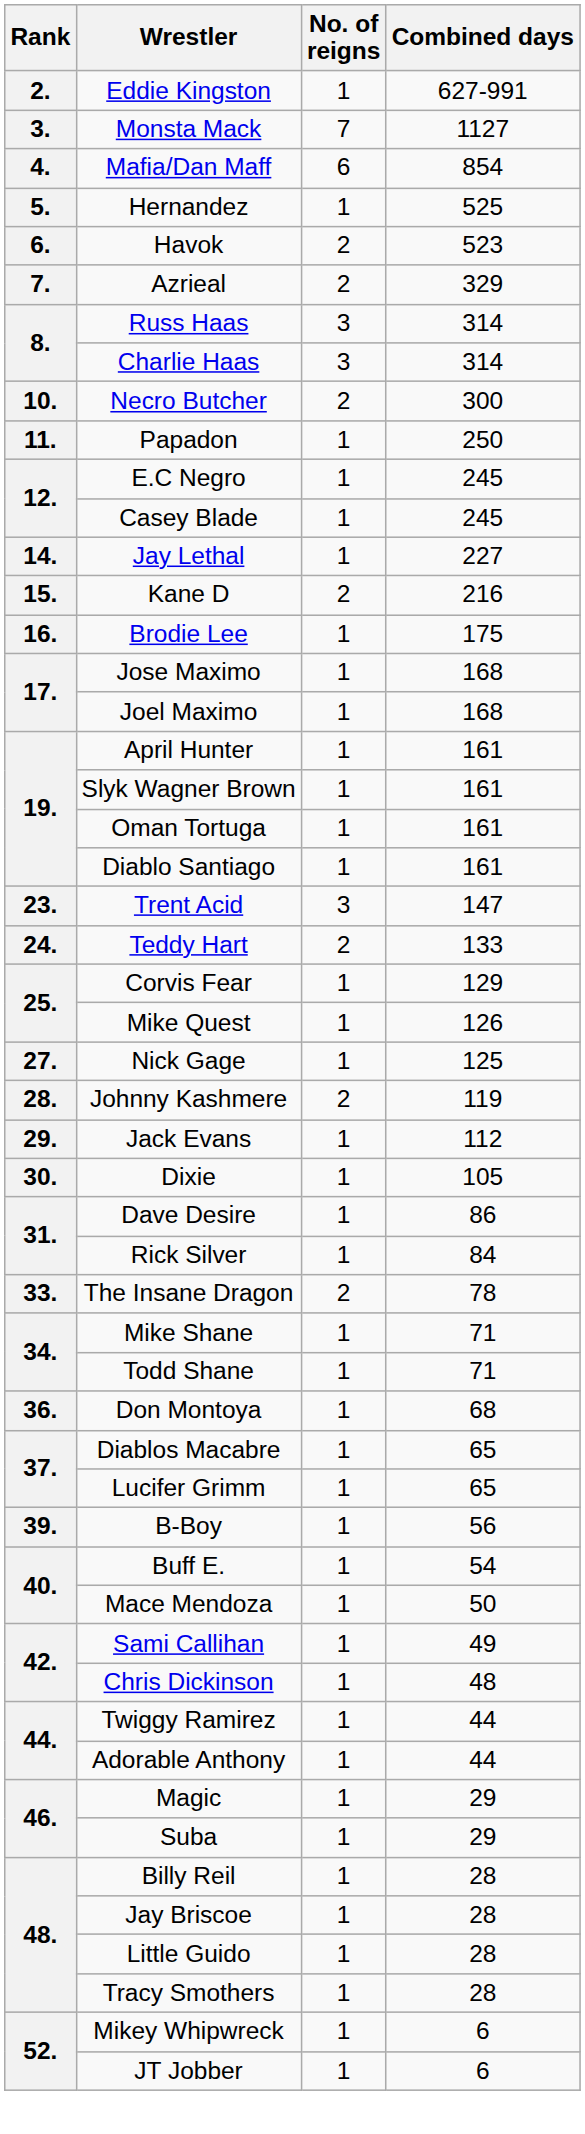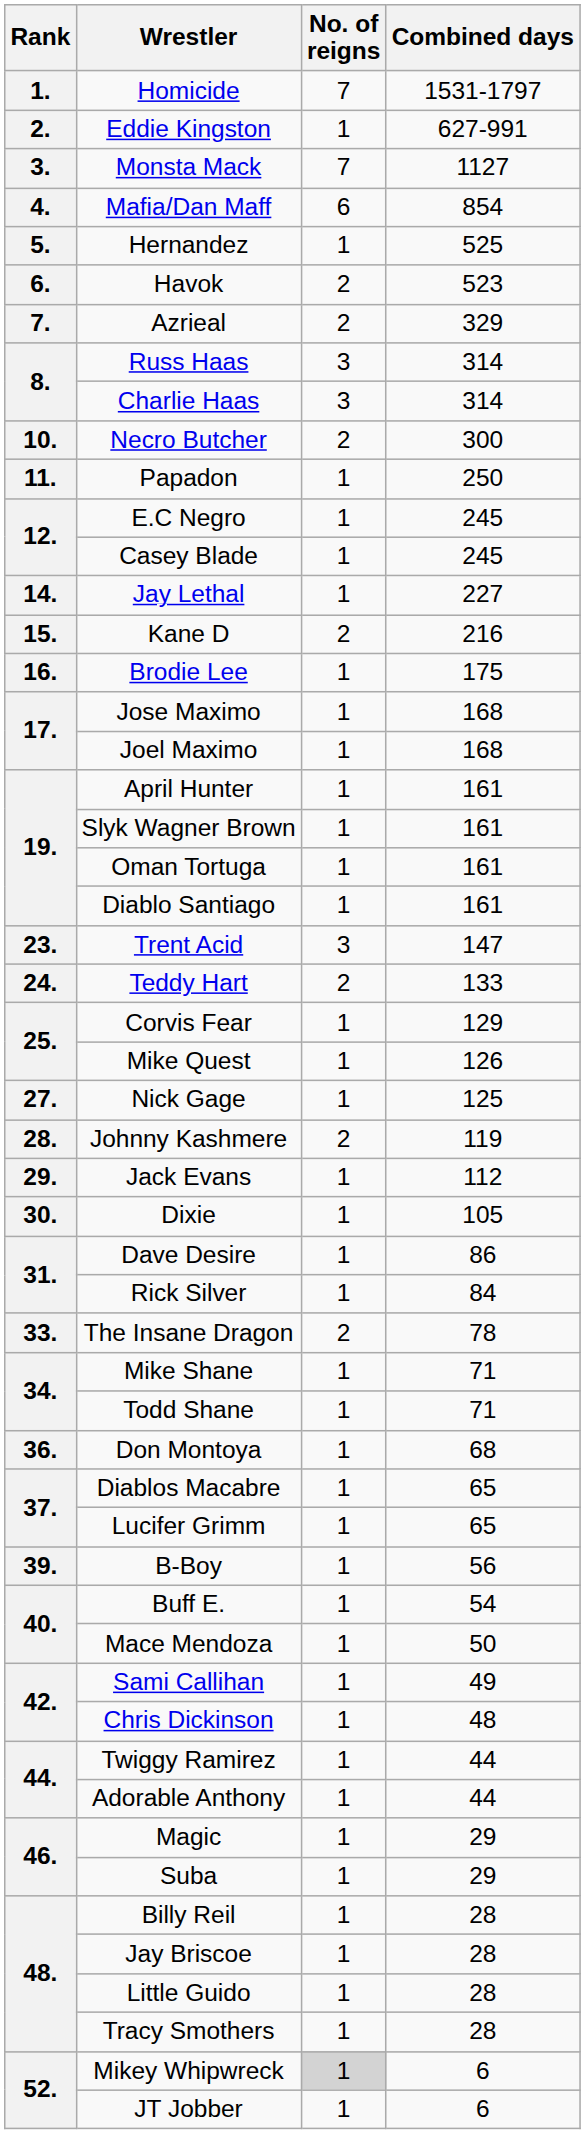+ row: (189, 90)
(344, 2031) no background -> (344, 2070) lightgrey background
